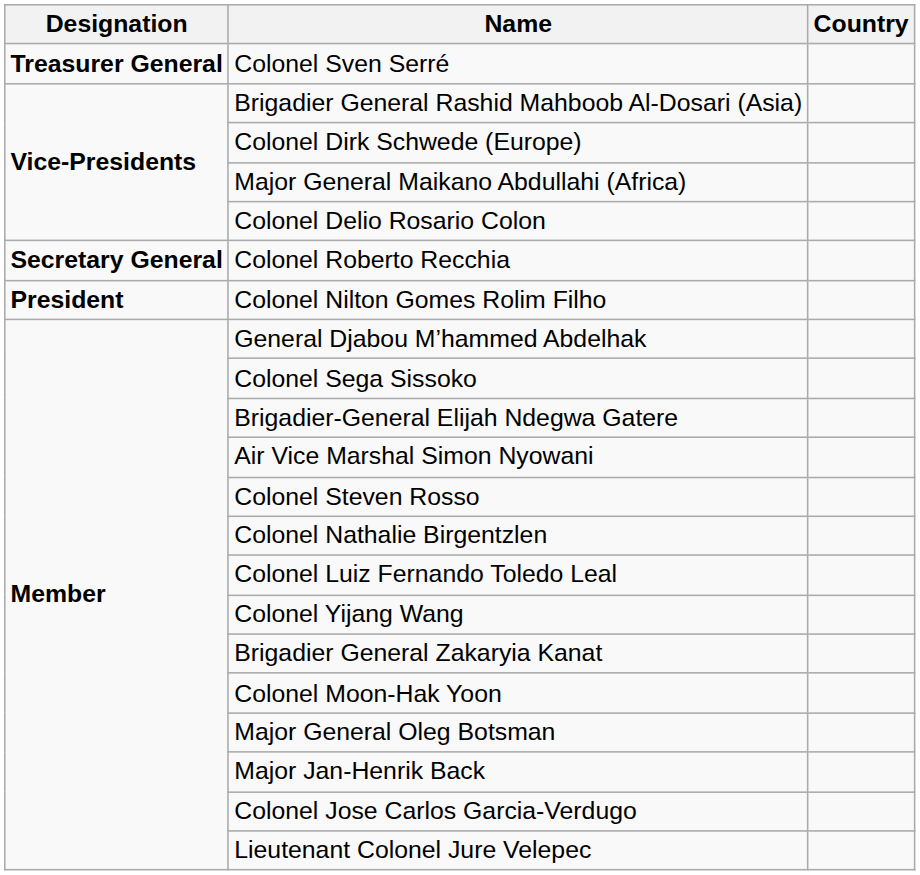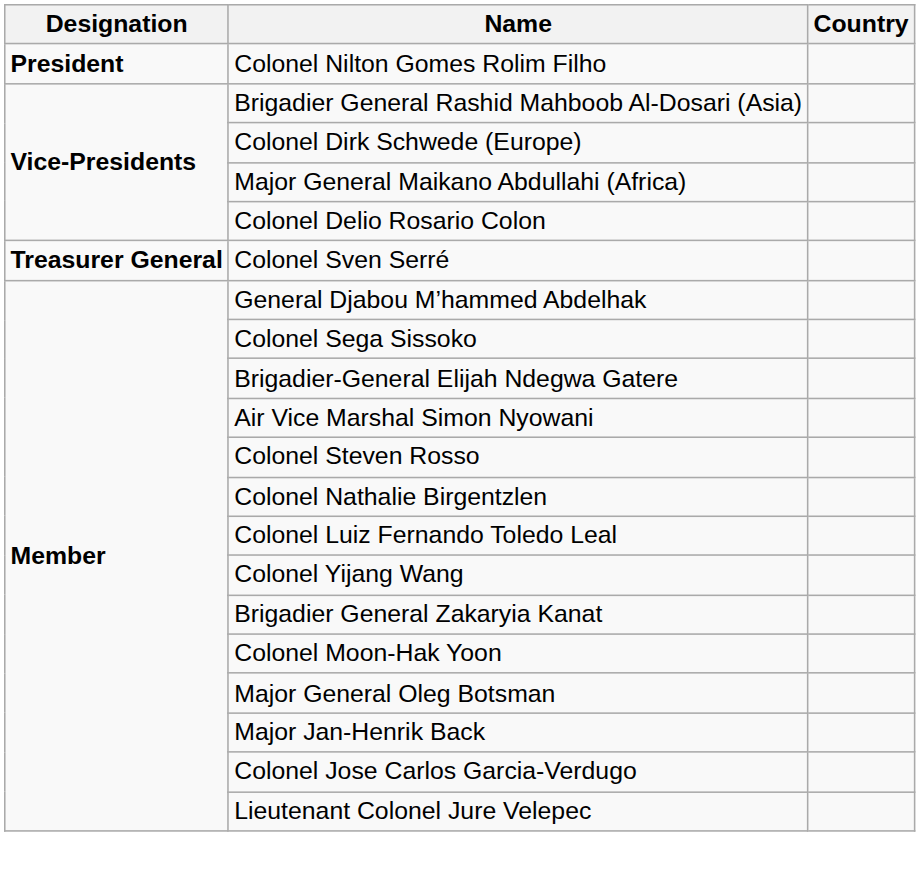rows swapped: (420, 299) <-> (342, 63)
- row: (372, 260)
